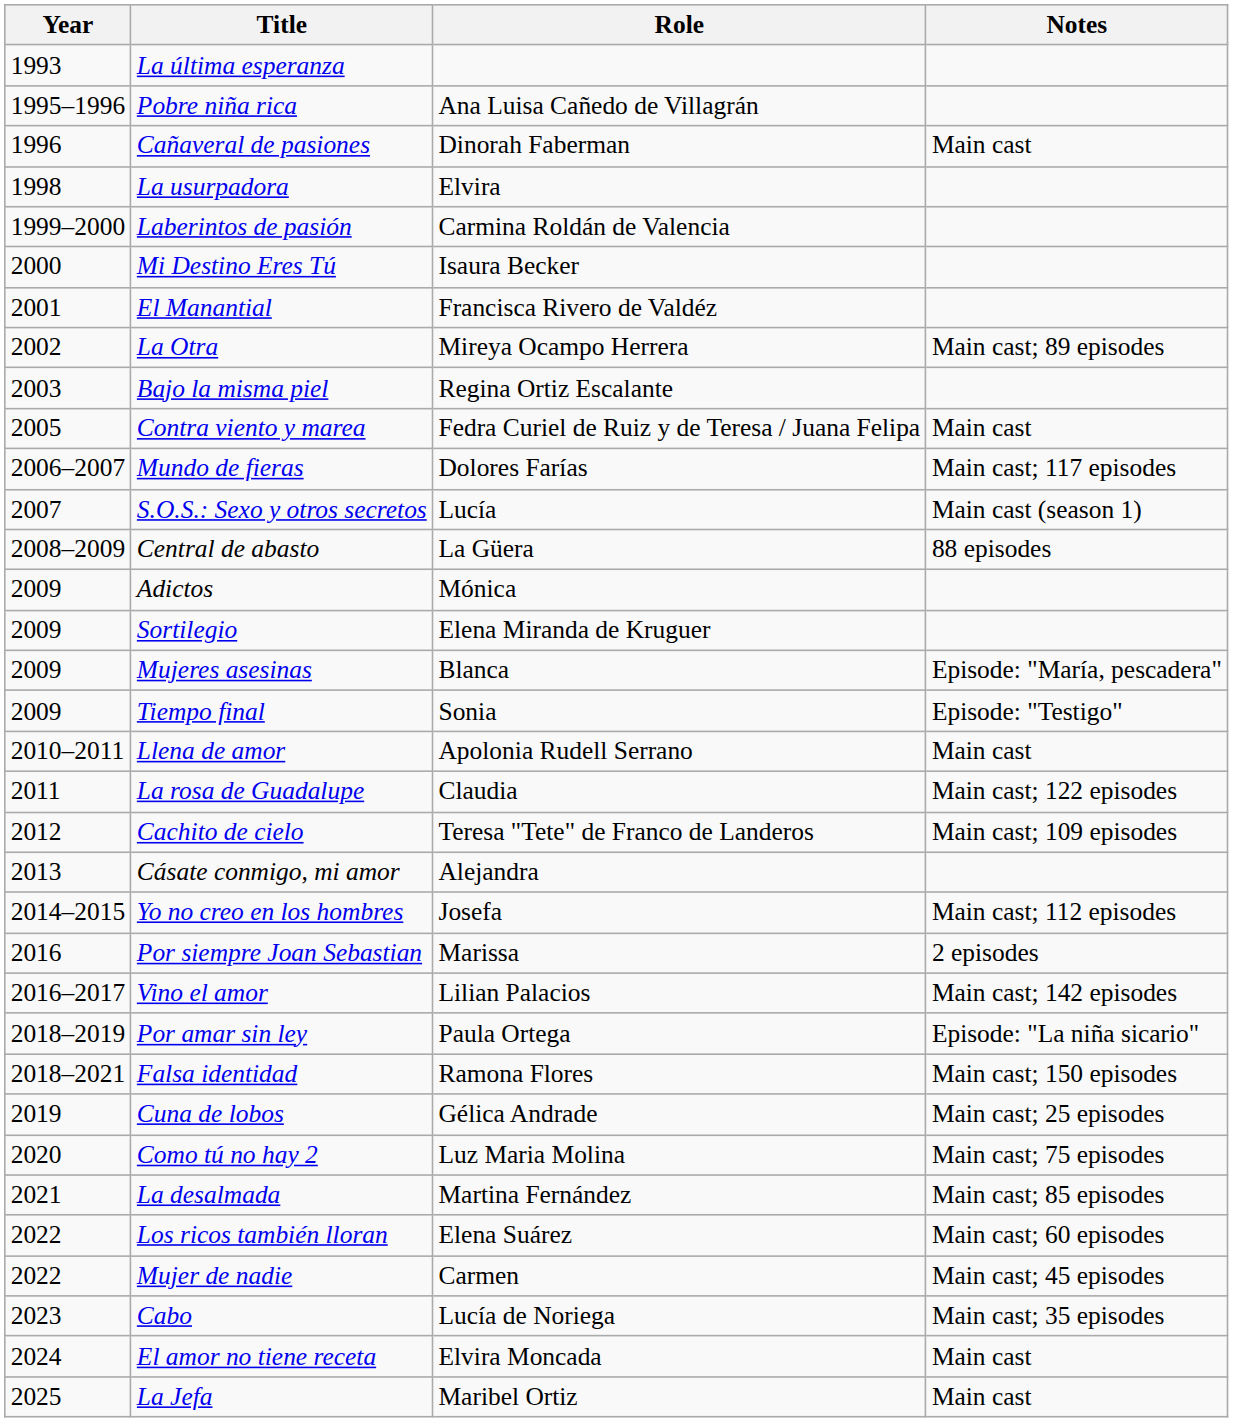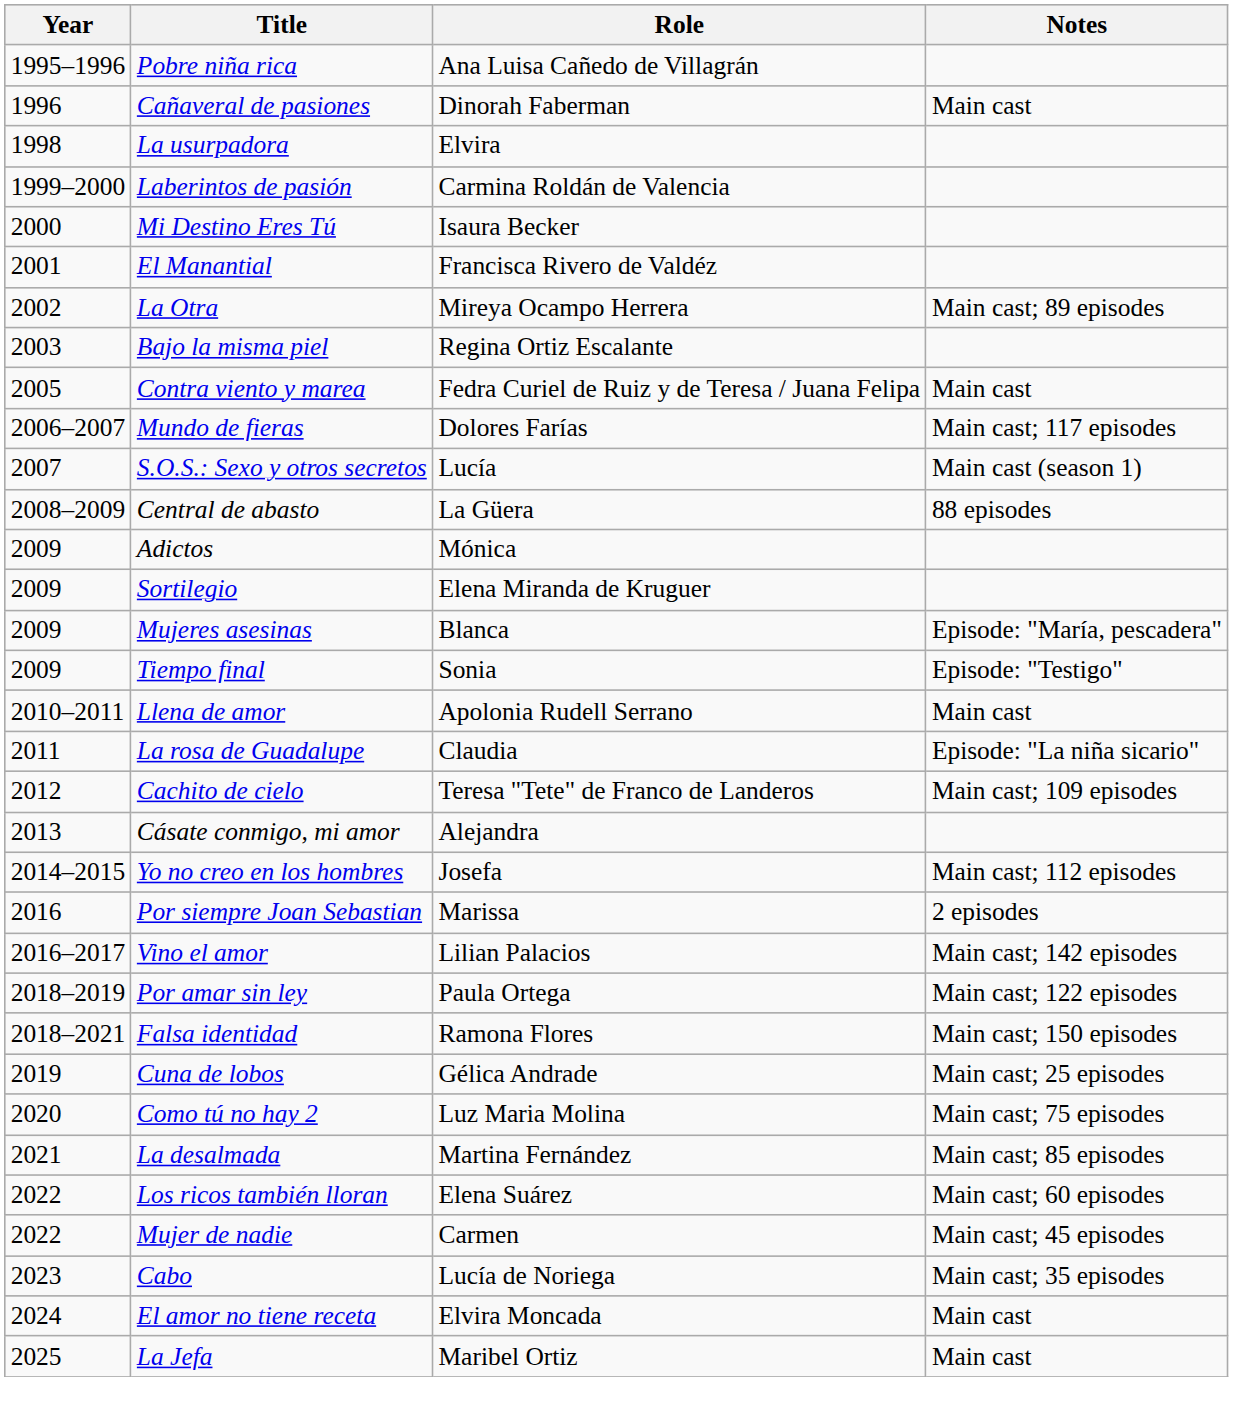- row: (241, 65)
(1054, 791) Main cast; 122 episodes -> (1066, 750) Episode: "La niña sicario"
(1066, 1033) Episode: "La niña sicario" -> (1054, 992) Main cast; 122 episodes
